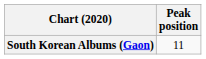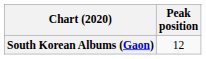(179, 44) 11 -> (179, 44) 12
